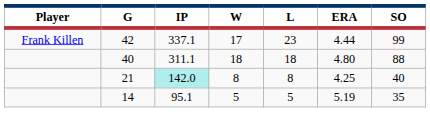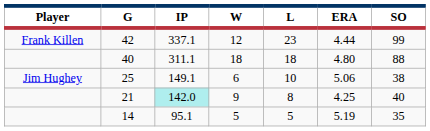(236, 39) 17 -> (236, 39) 12
+ row: (128, 78)
(236, 78) 8 -> (236, 97) 9
